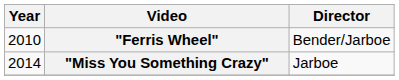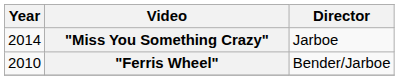rows swapped: (167, 39) <-> (167, 63)
